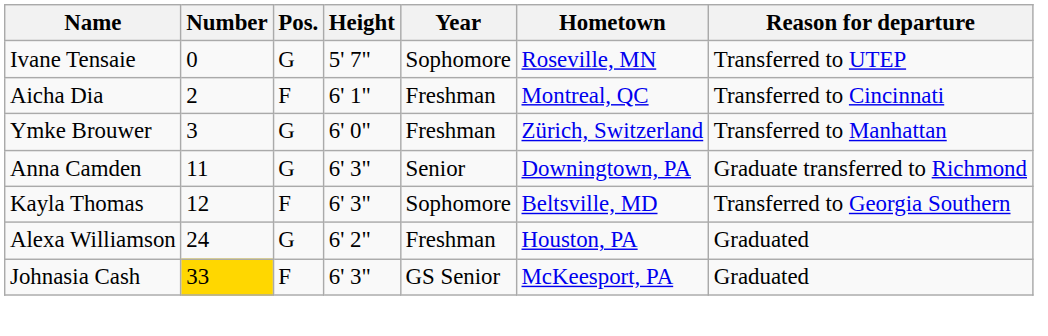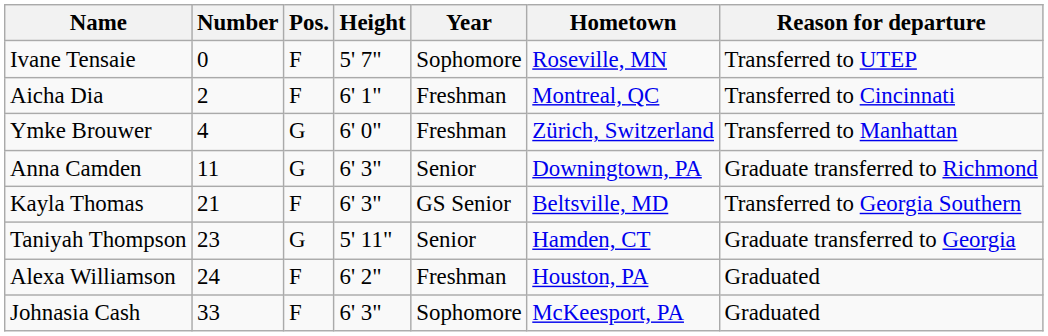(286, 58) G -> (295, 58) F
(192, 131) 3 -> (203, 131) 4
(198, 204) 12 -> (209, 204) 21
(458, 204) Sophomore -> (464, 204) GS Senior
+ row: (98, 240)
(286, 240) G -> (295, 276) F
(198, 276) gold background -> (209, 312) no background
(453, 276) GS Senior -> (469, 312) Sophomore
